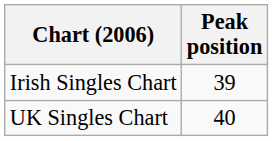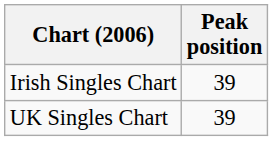(225, 117) 40 -> (225, 117) 39
